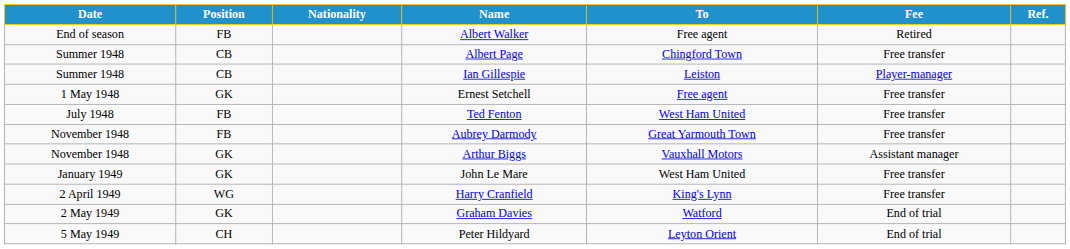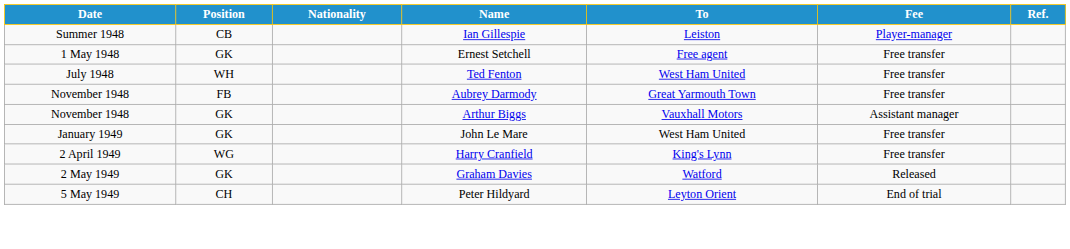- row: (494, 34)
- row: (494, 54)
(224, 114) FB -> (224, 74) WH
(914, 214) End of trial -> (914, 174) Released
